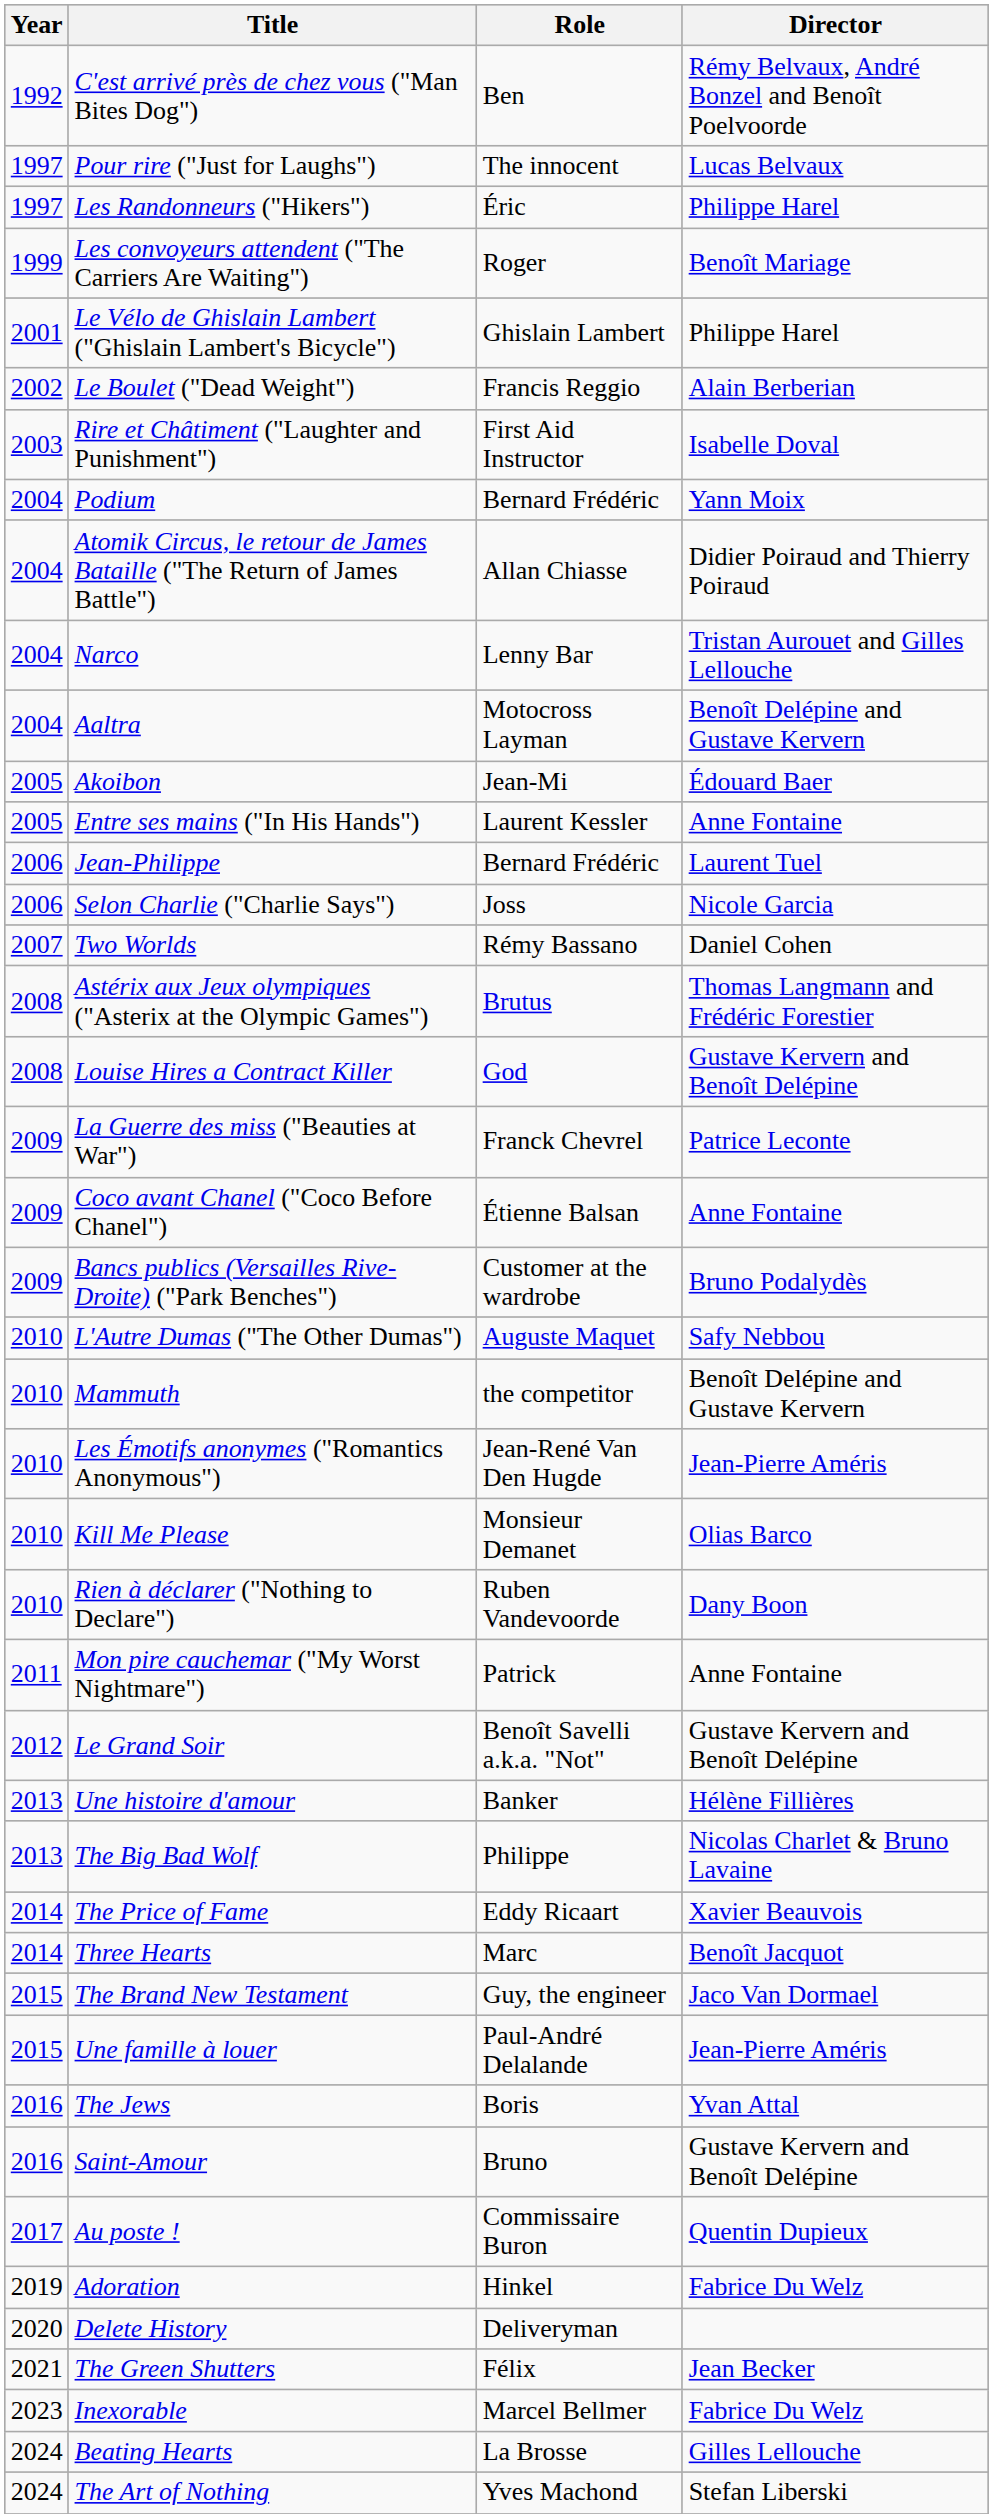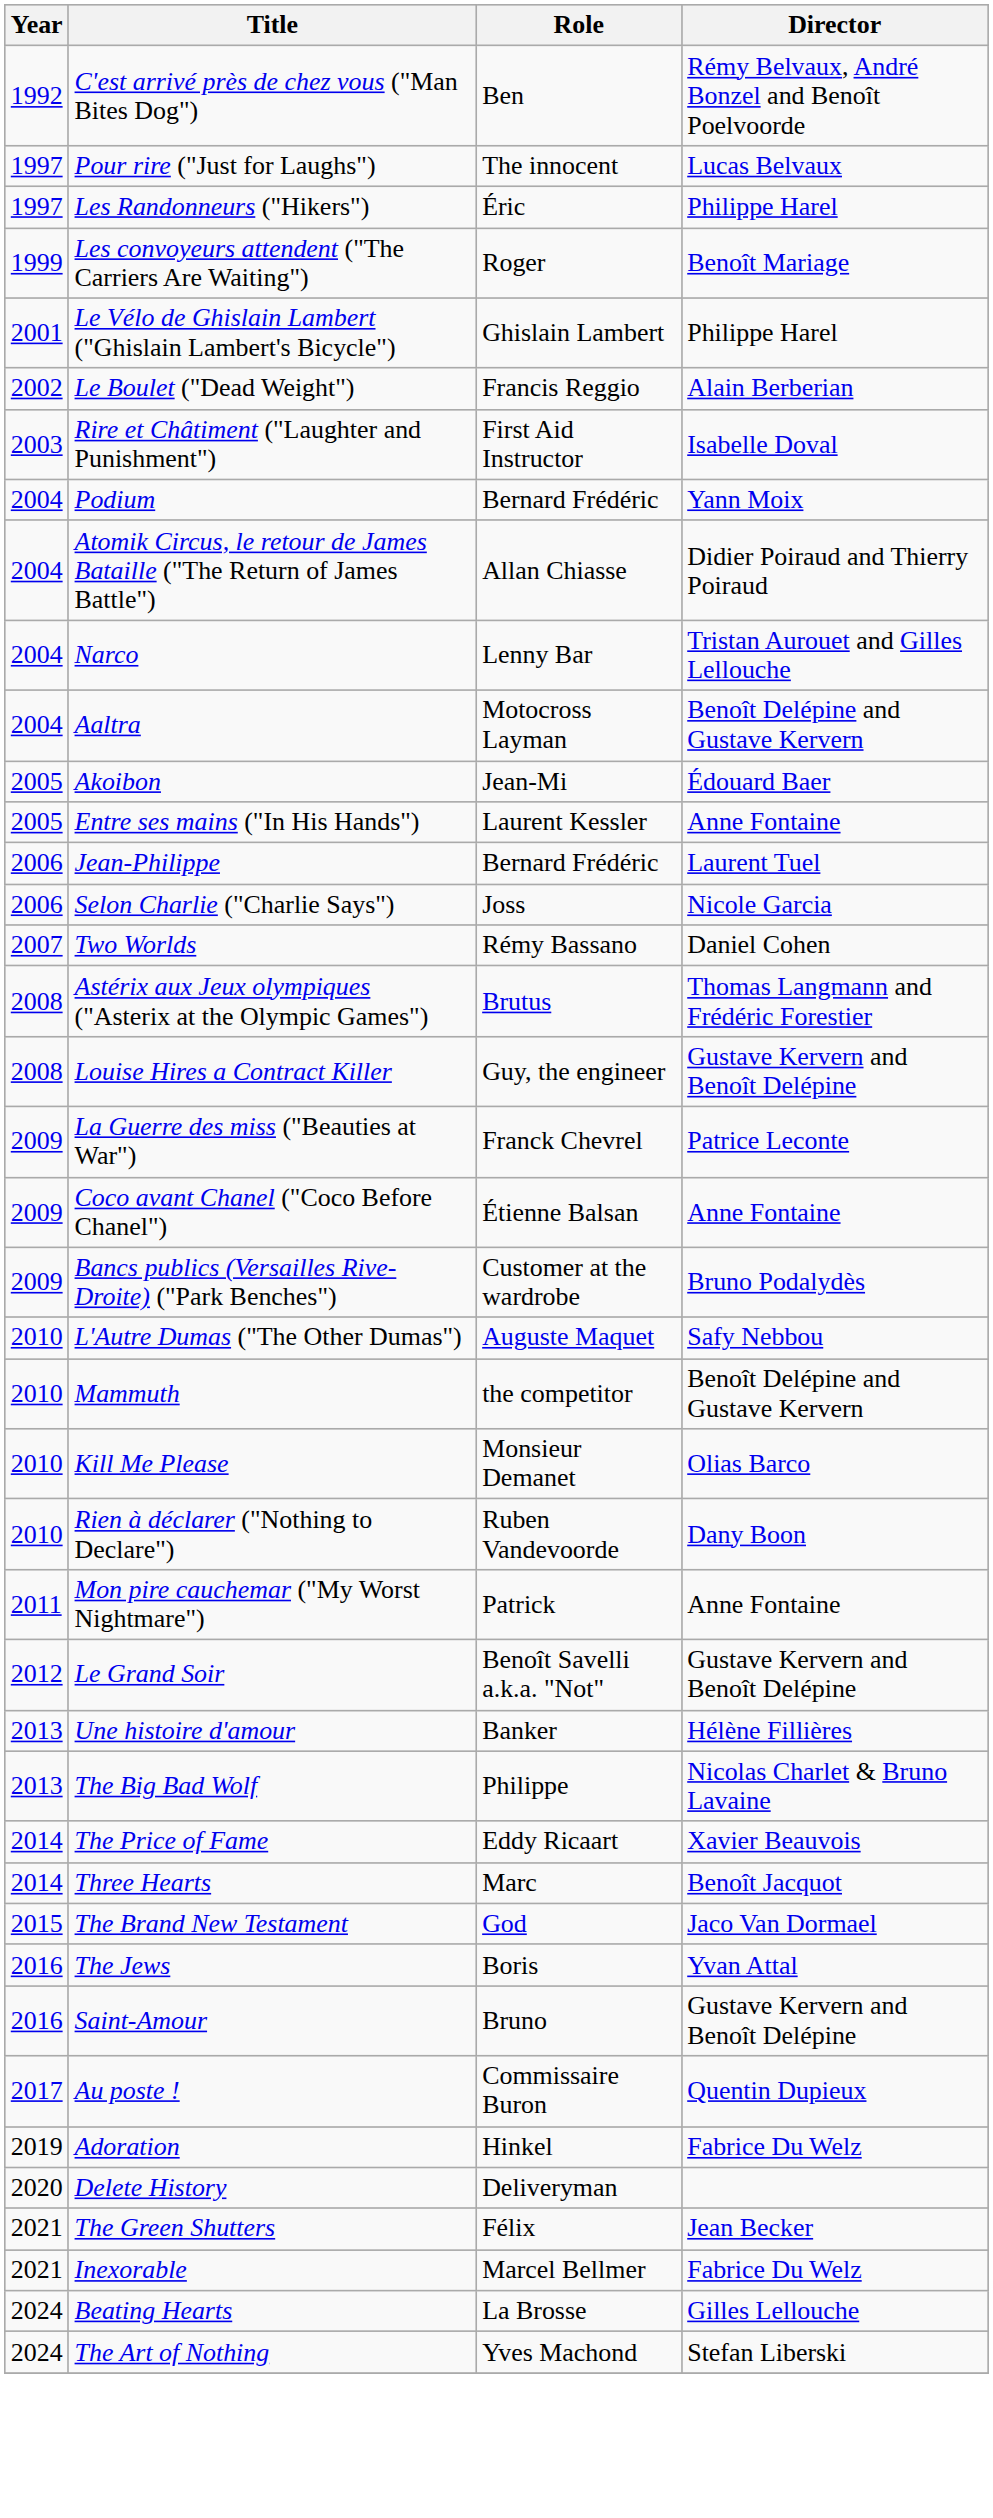(505, 1071) God -> (574, 1071) Guy, the engineer
- row: (259, 1463)
(574, 1993) Guy, the engineer -> (504, 1923) God
- row: (176, 2049)
(37, 2410) 2023 -> (37, 2269) 2021
